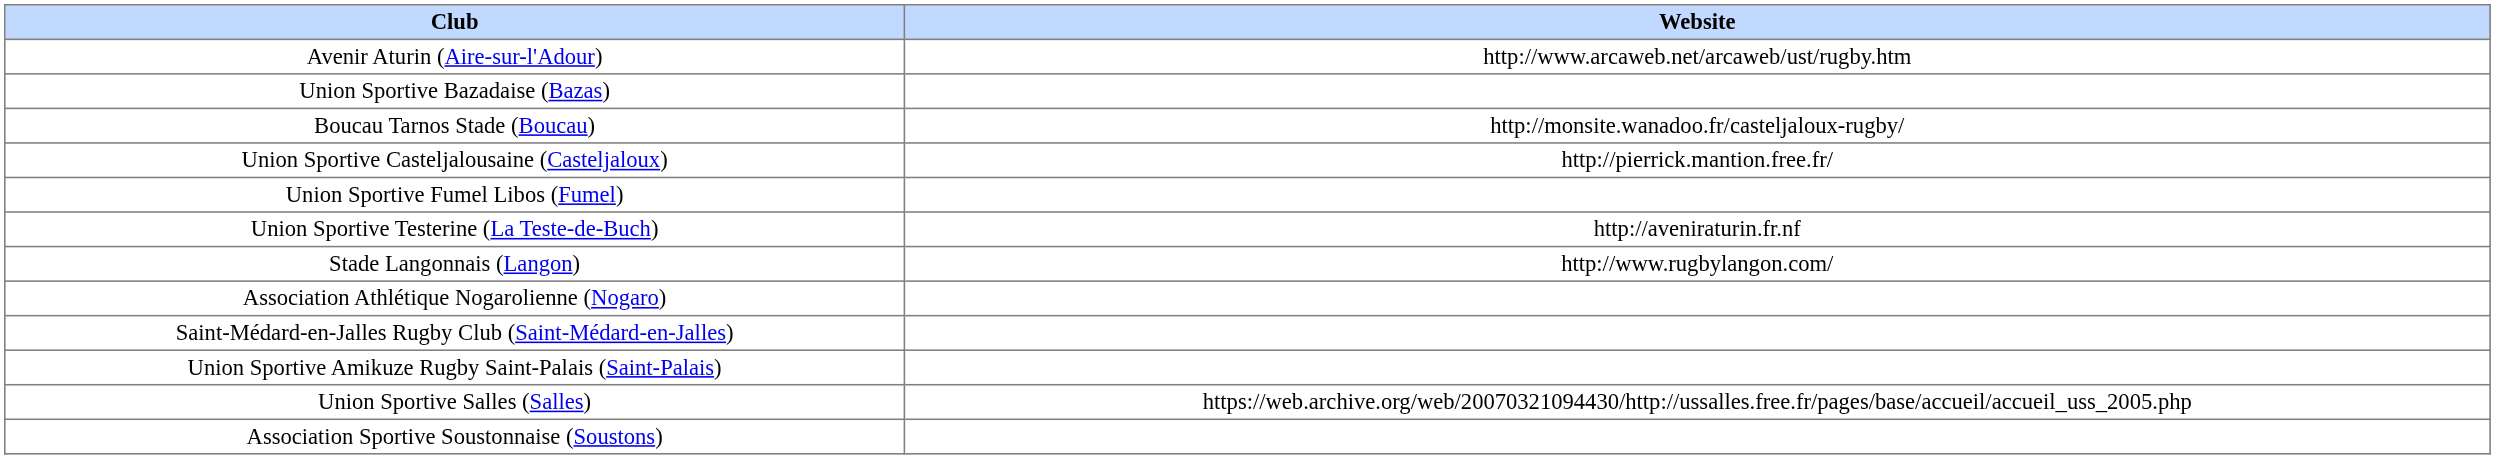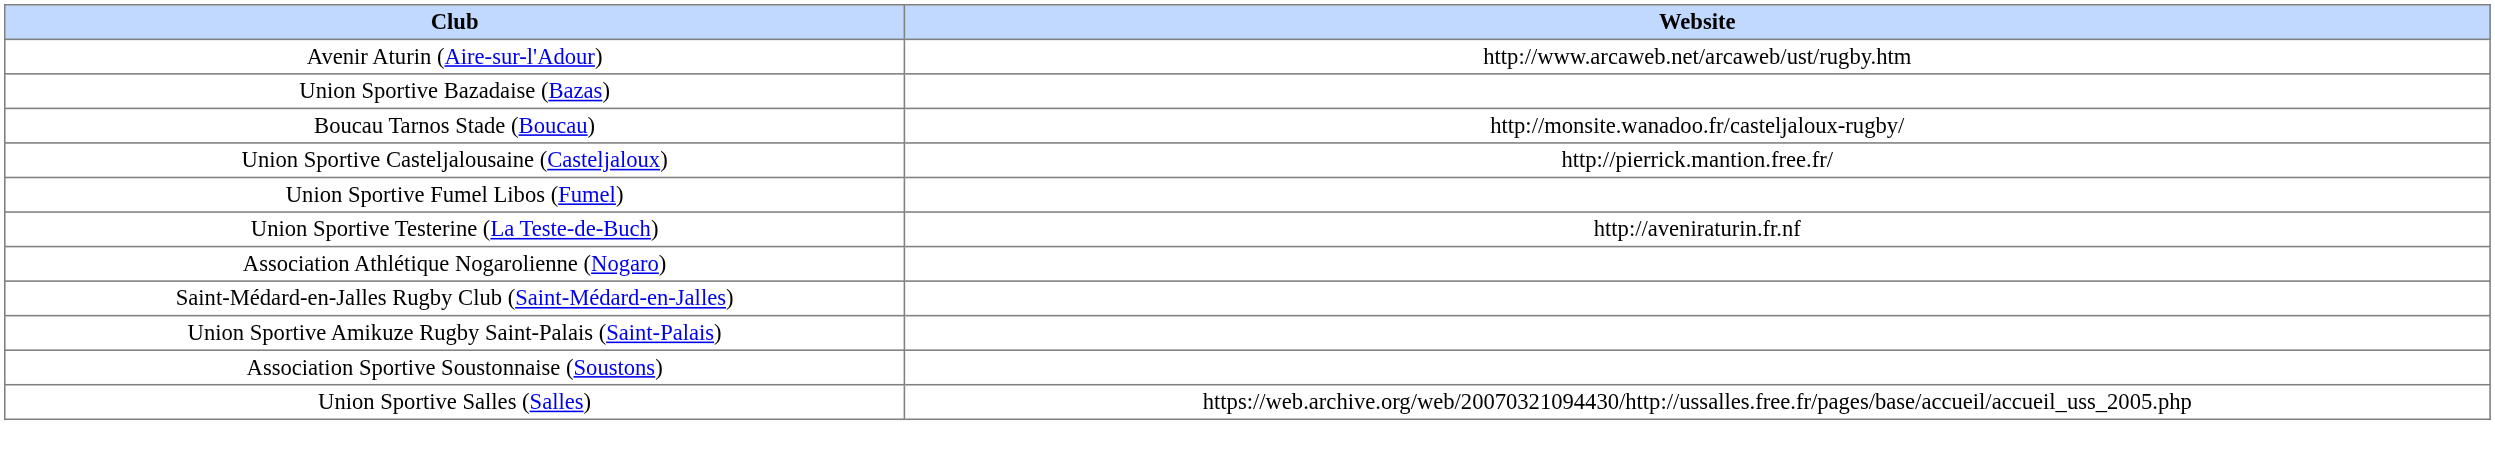- row: (455, 263)
rows swapped: (455, 401) <-> (455, 436)
